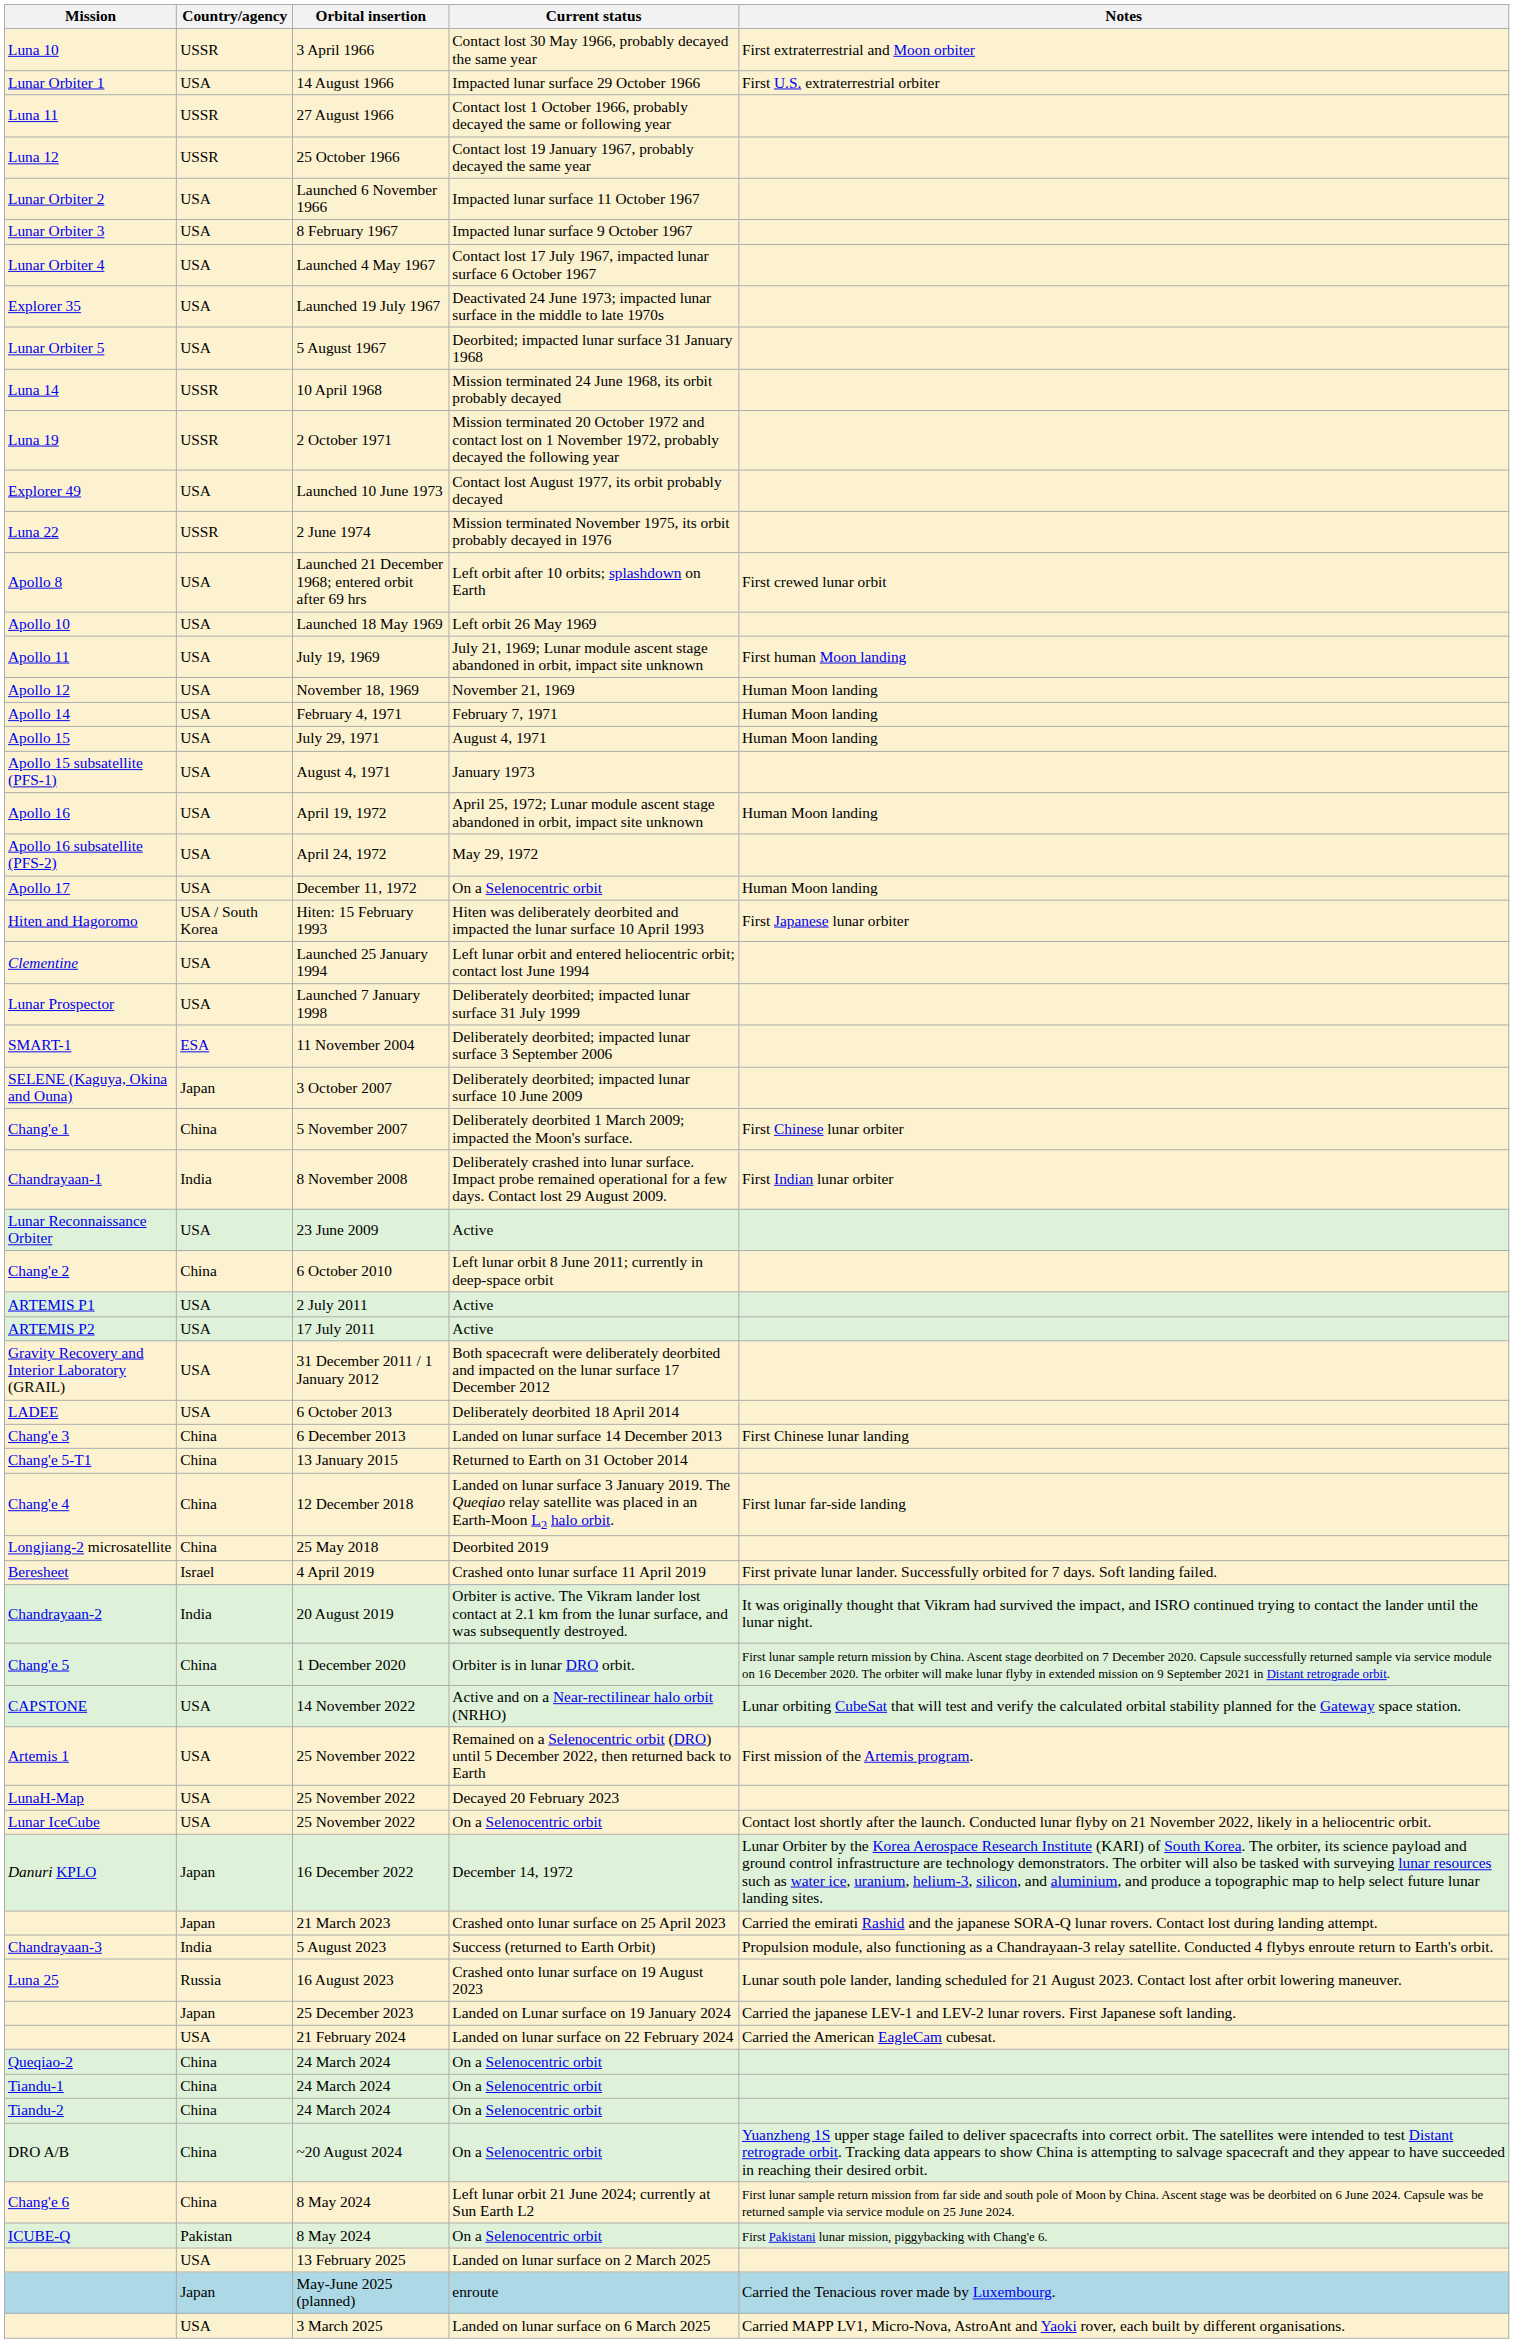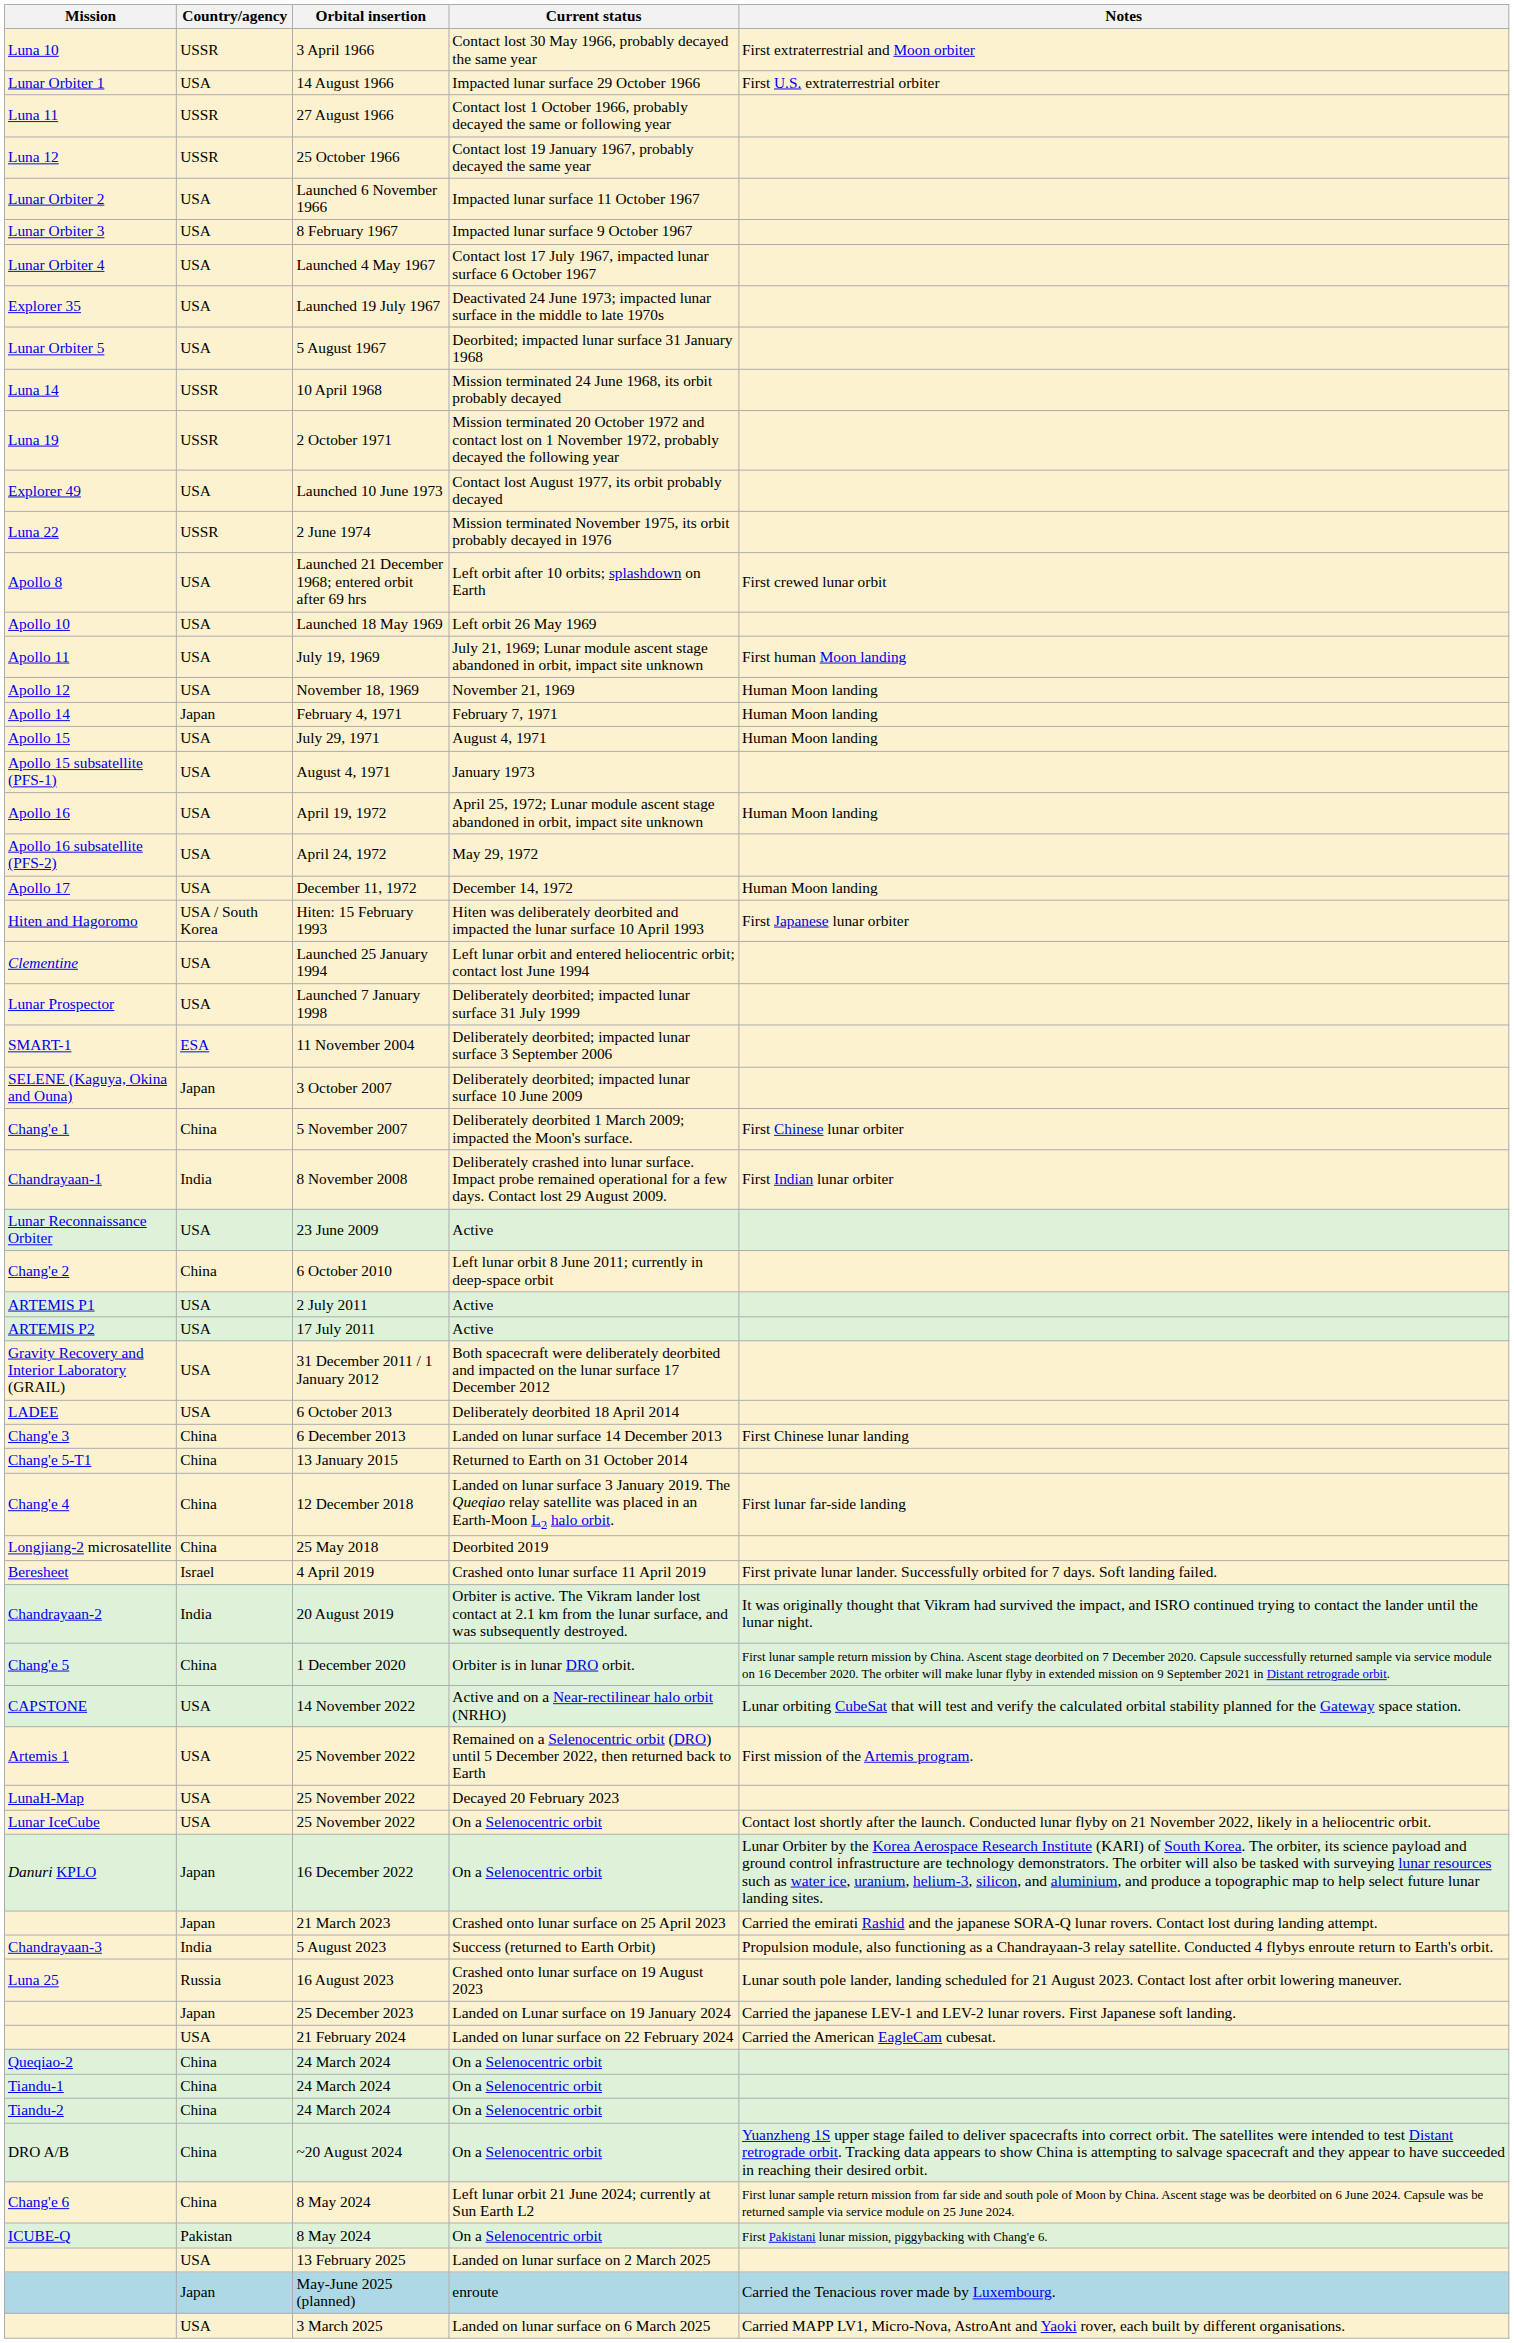(196, 714) USA -> (198, 714) Japan
(527, 887) On a Selenocentric orbit -> (513, 887) December 14, 1972
(513, 1872) December 14, 1972 -> (527, 1872) On a Selenocentric orbit
